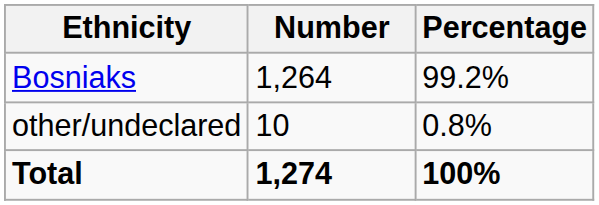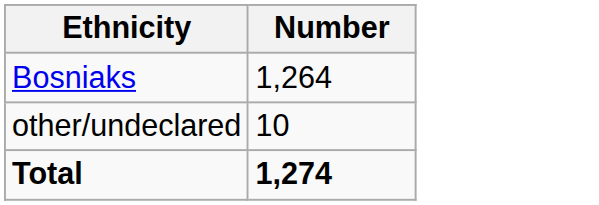- column: (505, 28)
